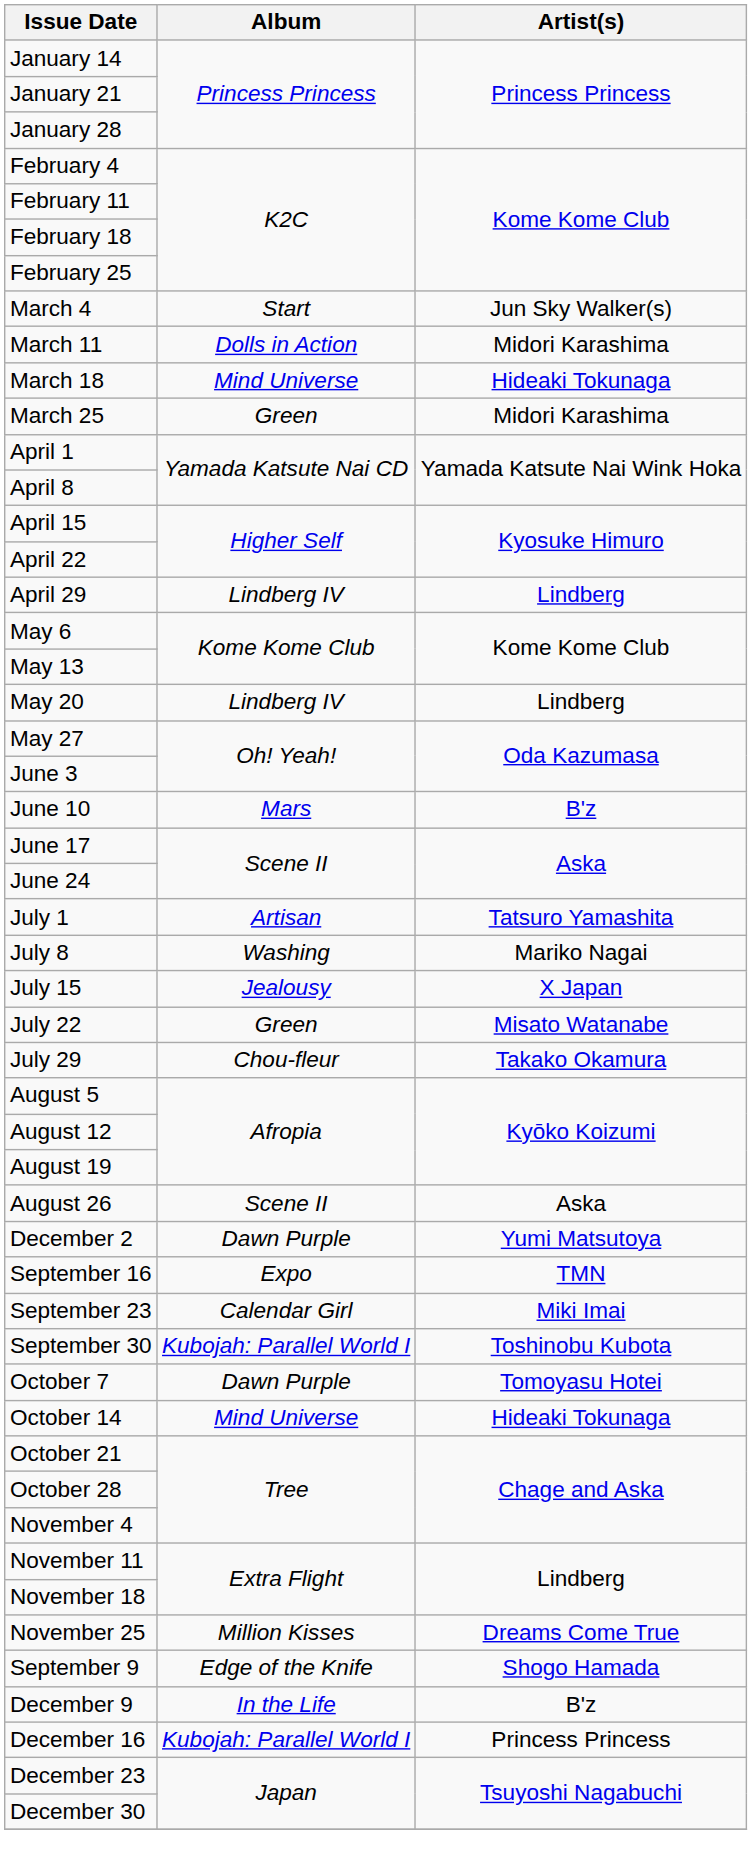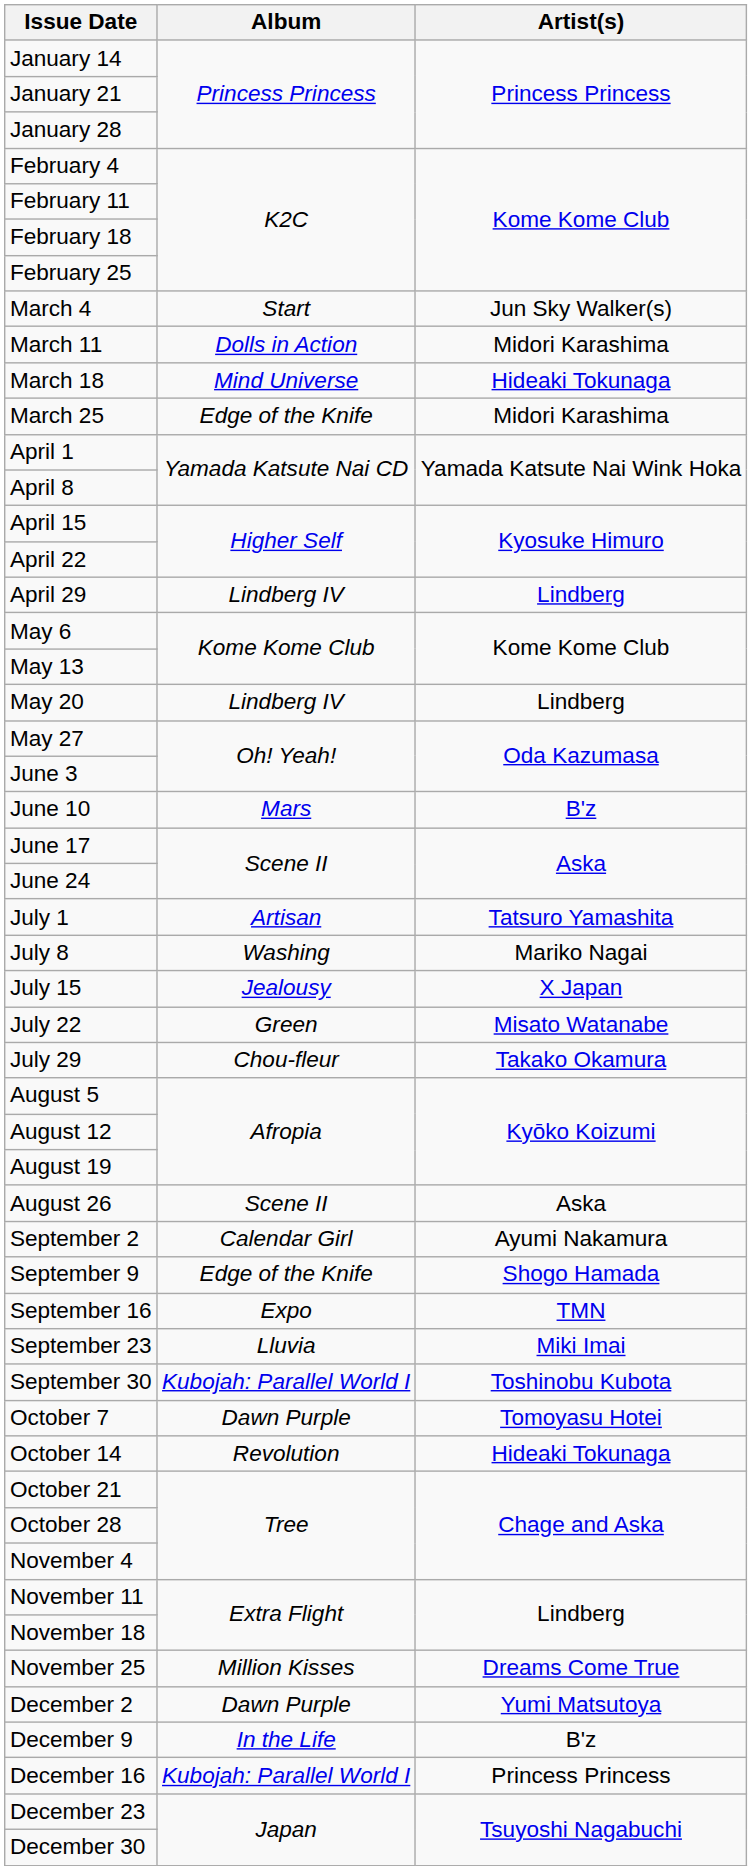(286, 415) Green -> (286, 415) Edge of the Knife
+ row: (74, 1238)
rows swapped: (74, 1668) <-> (71, 1238)
(286, 1310) Calendar Girl -> (286, 1346) Lluvia
(286, 1417) Mind Universe -> (286, 1453) Revolution
